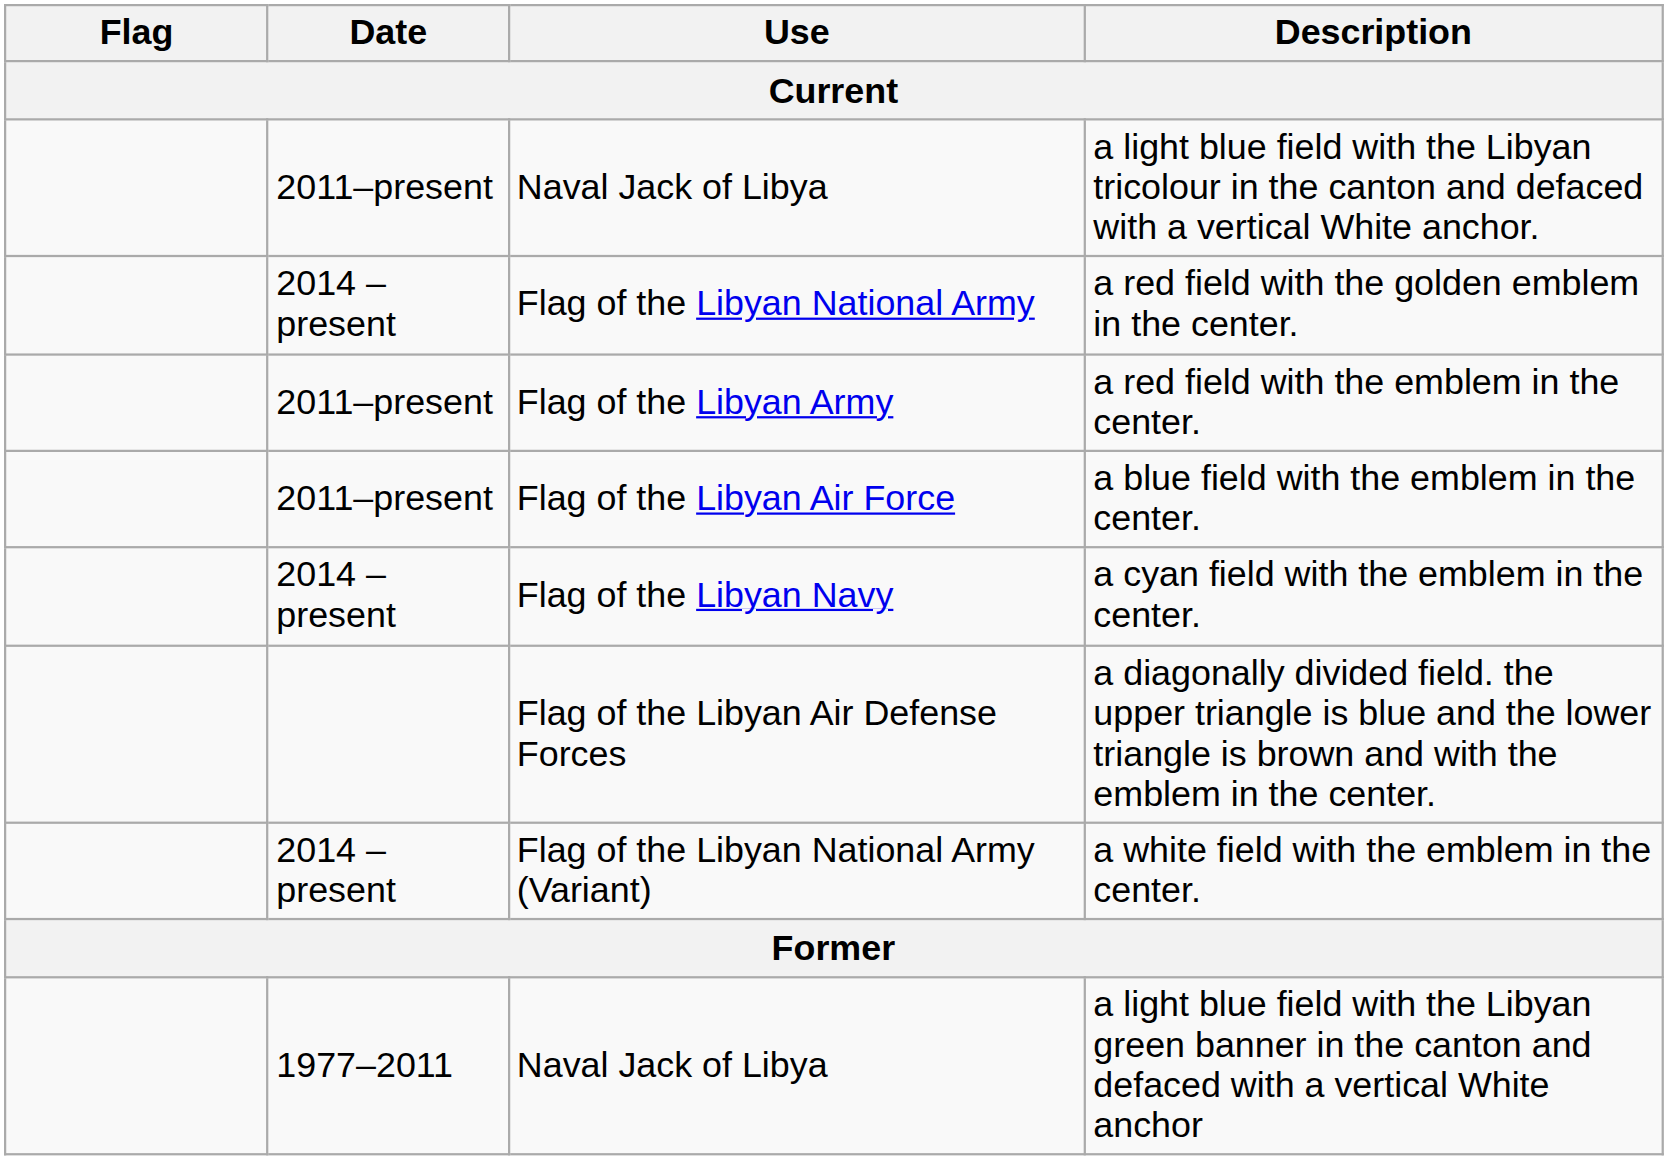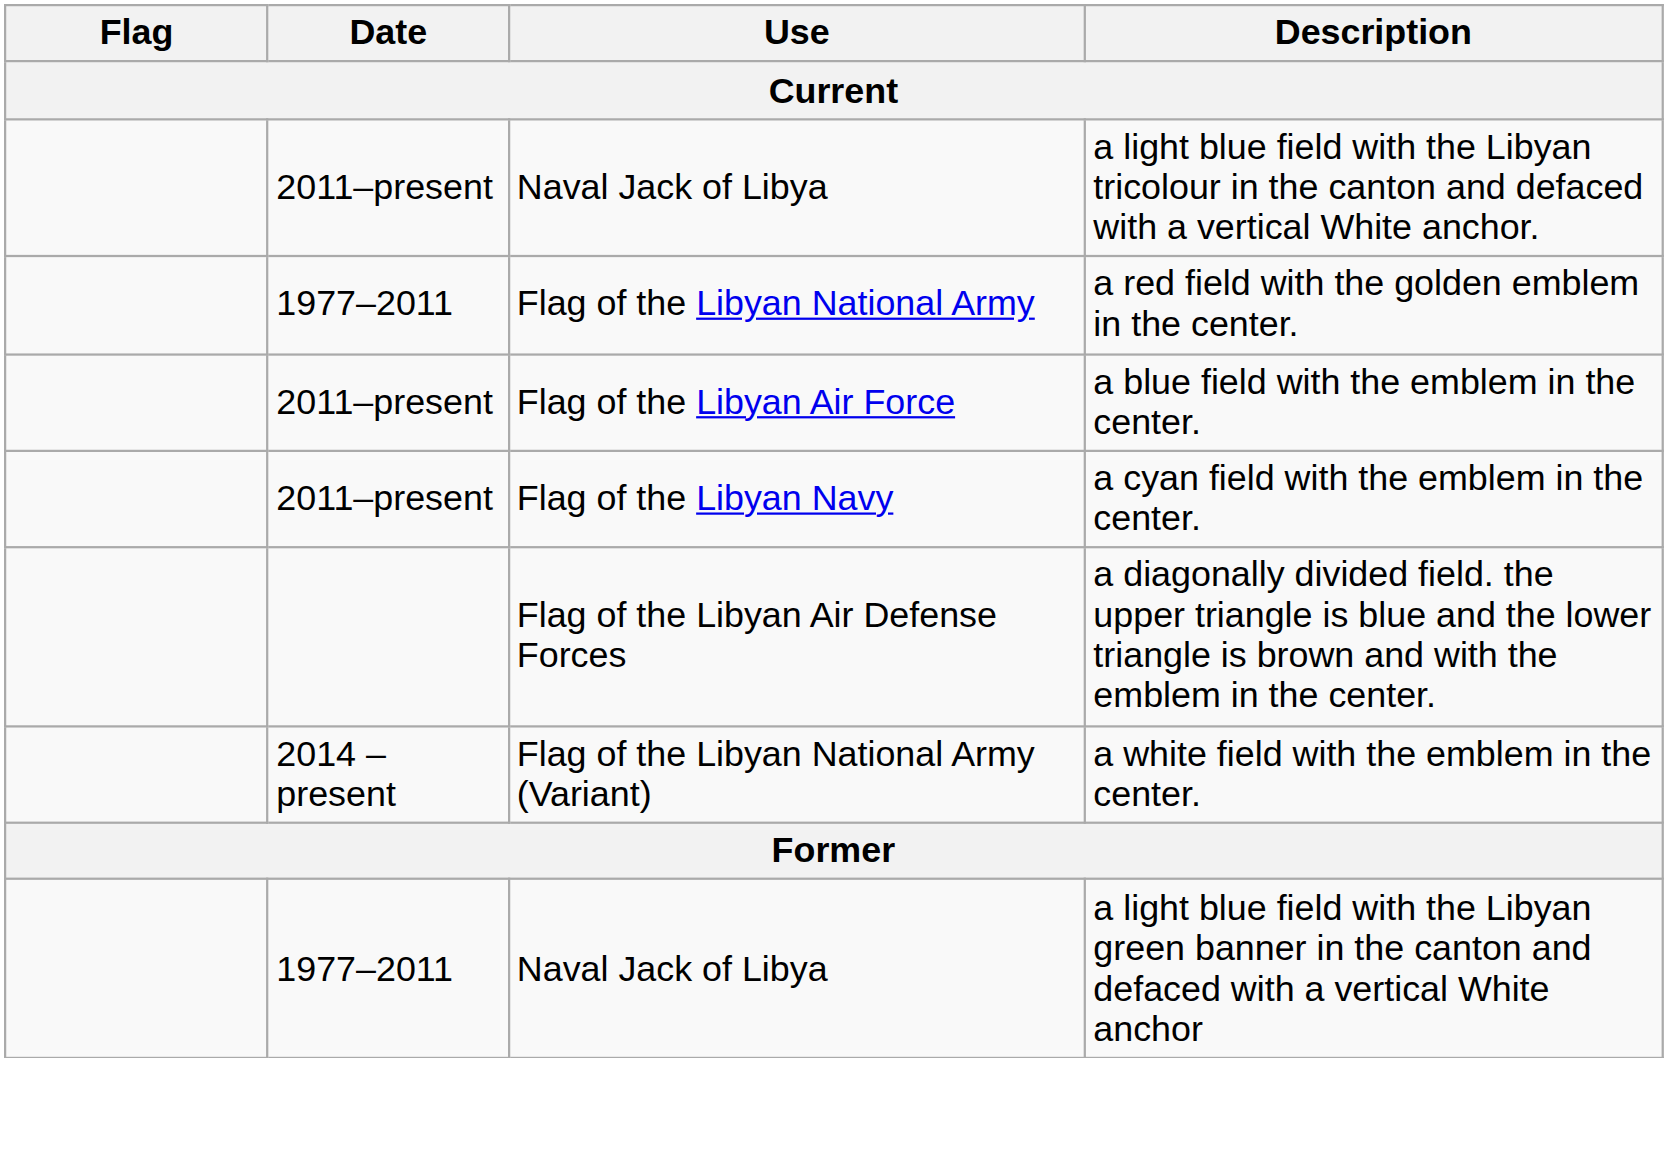(336, 304) 2014 –present -> (365, 304) 1977–2011
- row: (1356, 401)
(336, 595) 2014 –present -> (385, 498) 2011–present
